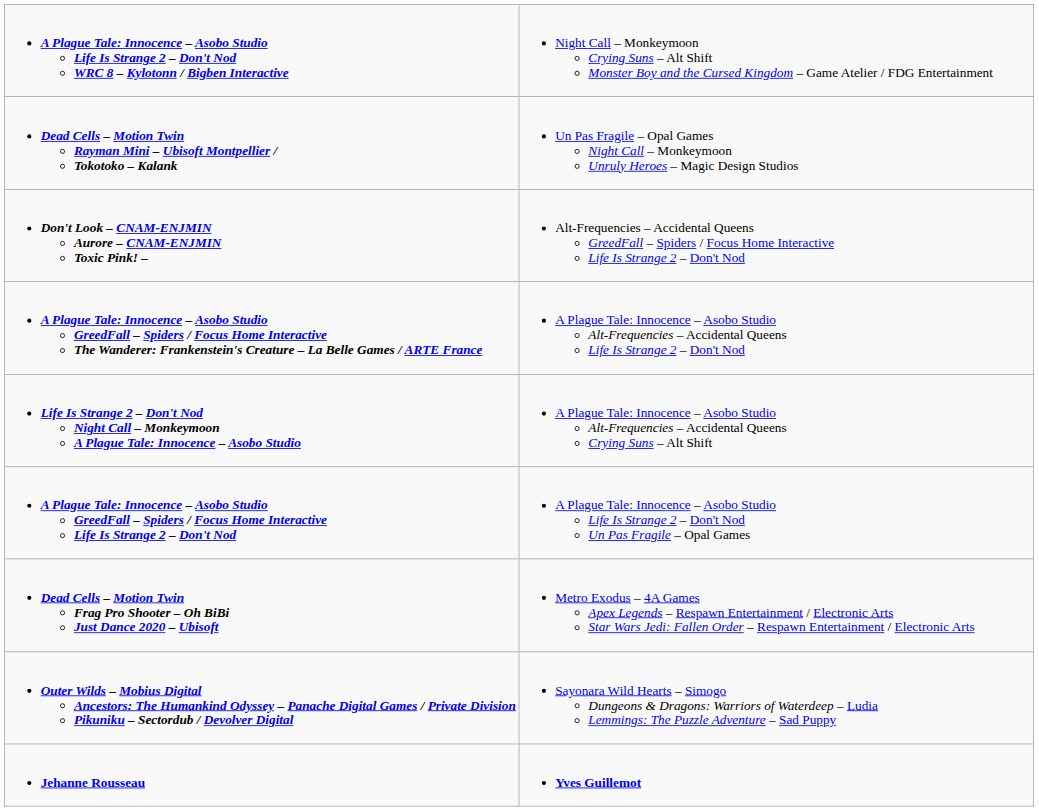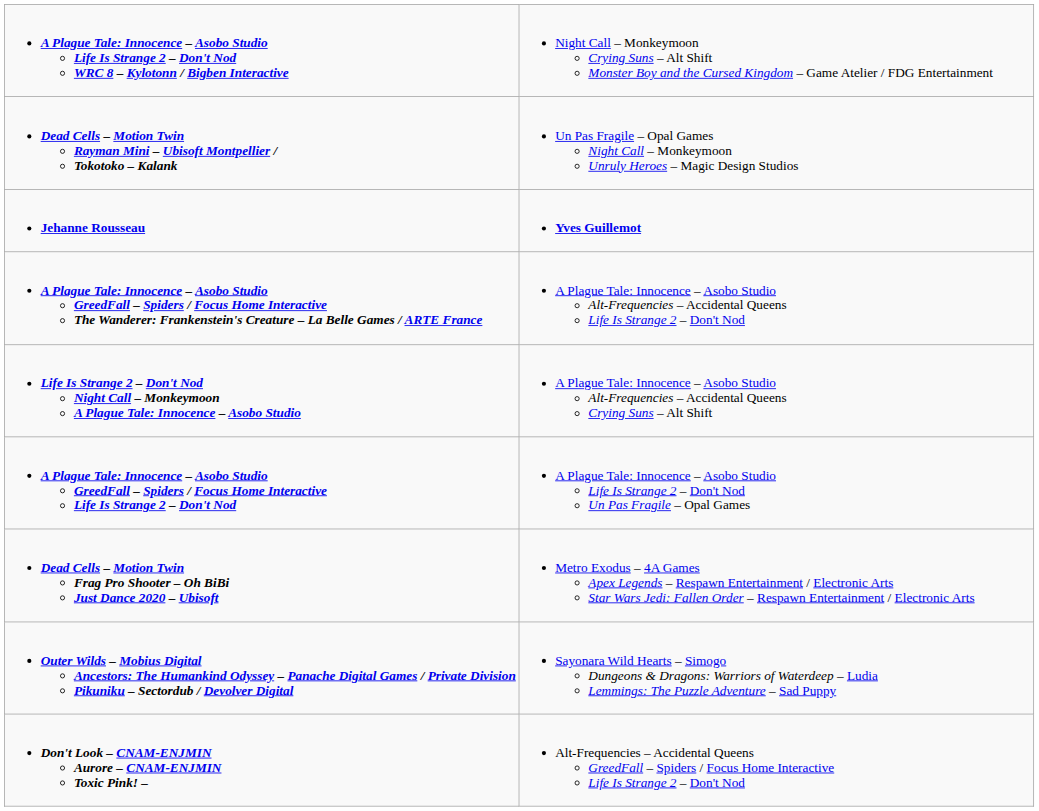rows swapped: (262, 243) <-> (262, 783)
